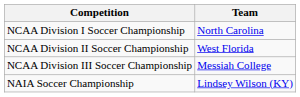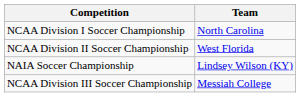rows swapped: (99, 65) <-> (70, 83)
